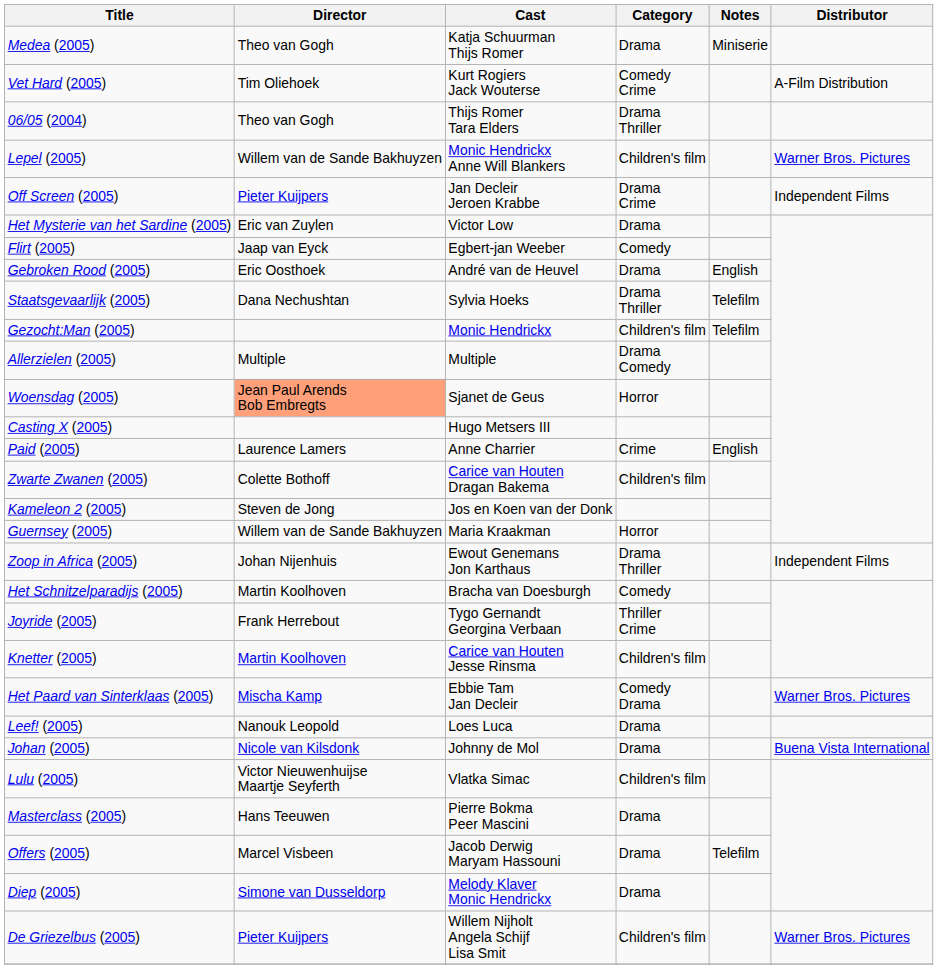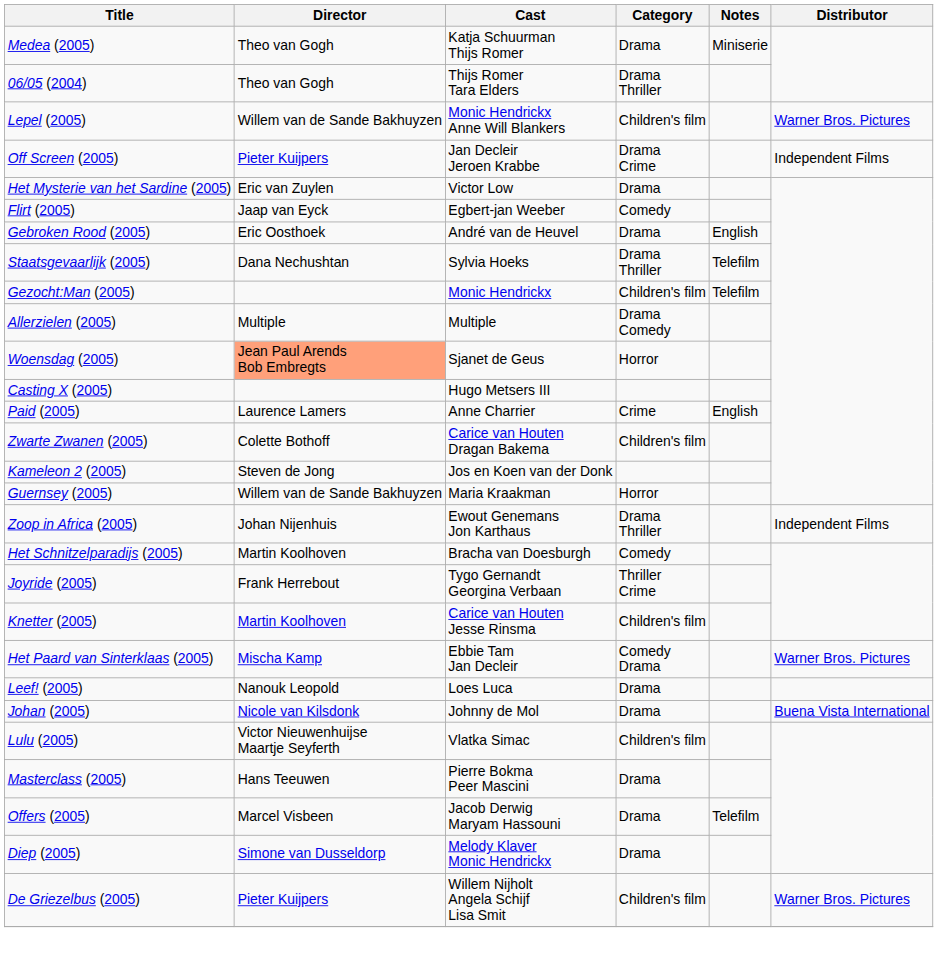- row: (57, 83)
